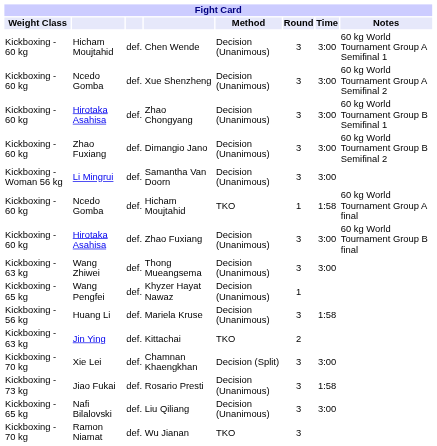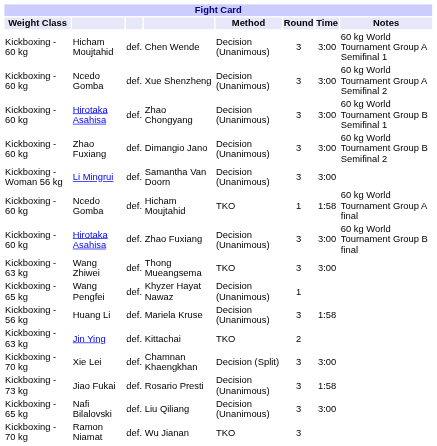(243, 268) Decision (Unanimous) -> (226, 268) TKO
